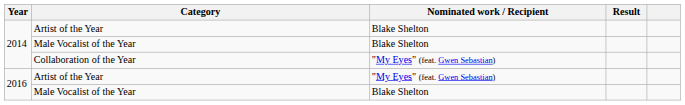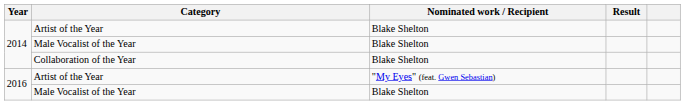(434, 60) "My Eyes" (feat. Gwen Sebastian) -> (400, 60) Blake Shelton
